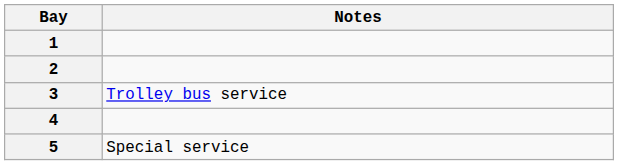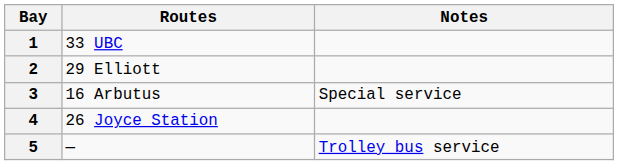+ column: (188, 18)
(197, 95) Trolley bus service -> (390, 95) Special service
(178, 147) Special service -> (409, 147) Trolley bus service
